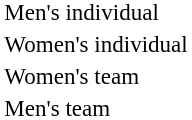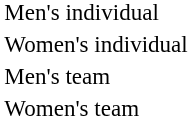rows swapped: (57, 108) <-> (72, 76)
